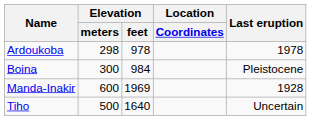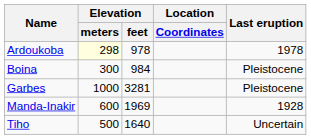(109, 50) no background -> (109, 50) lightyellow background
+ row: (26, 87)
